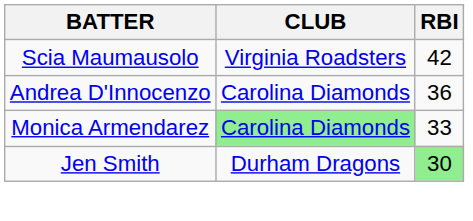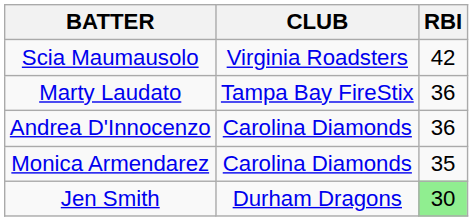+ row: (110, 92)
(315, 127) lightgreen background -> (317, 163) no background
(439, 127) 33 -> (443, 163) 35
